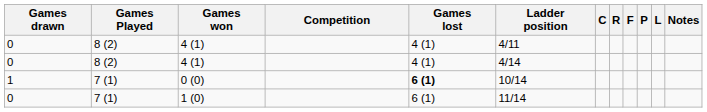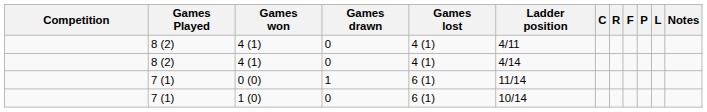columns swapped: (337, 20) <-> (48, 20)
(423, 80) bold -> (423, 80) normal
(513, 80) 10/14 -> (512, 80) 11/14
(512, 98) 11/14 -> (513, 98) 10/14
